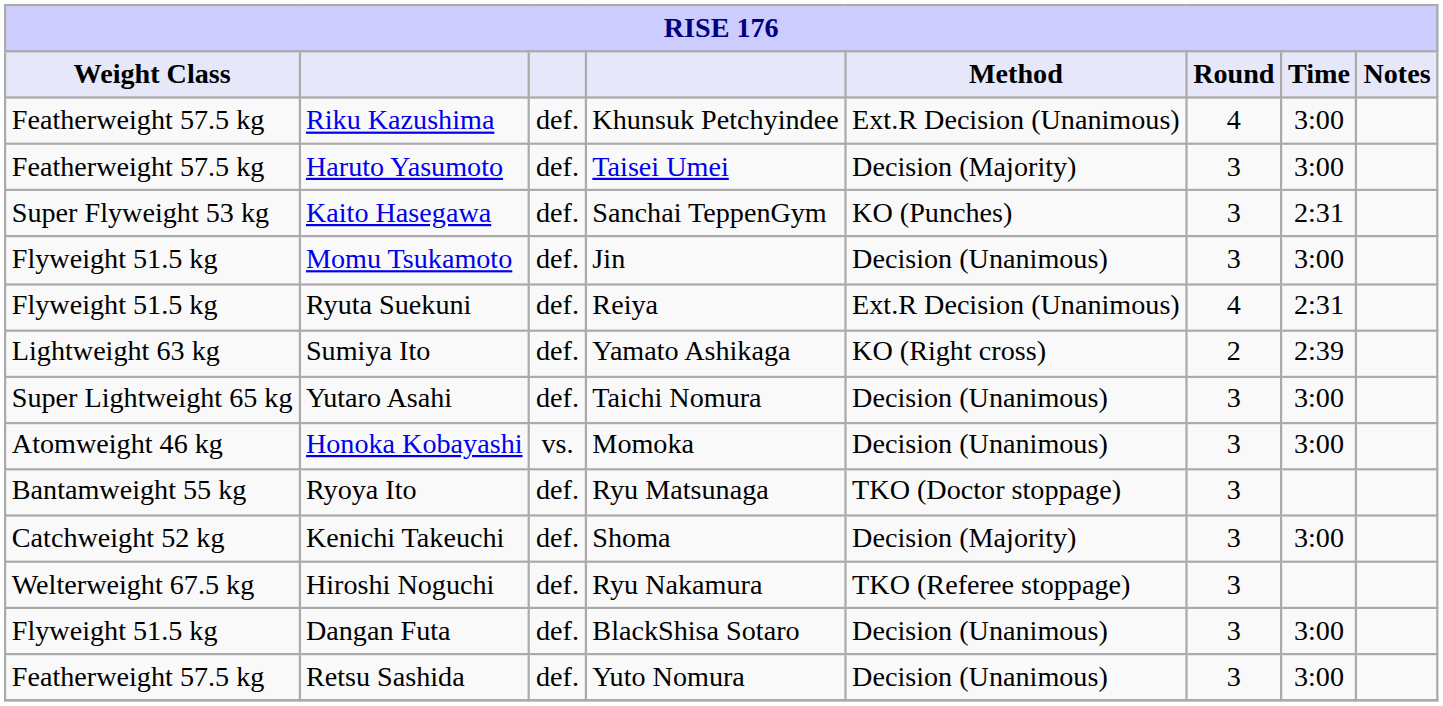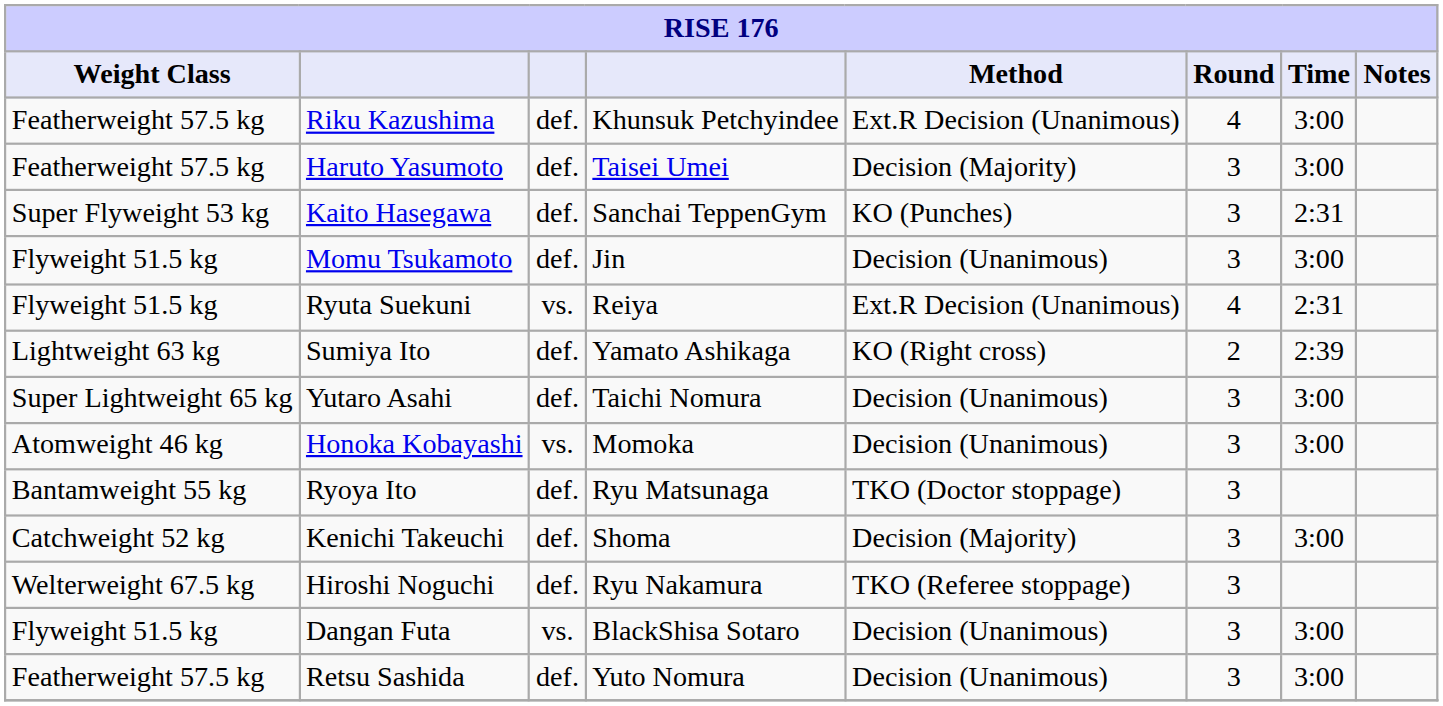(557, 305) def. -> (557, 305) vs.
(557, 630) def. -> (557, 630) vs.
